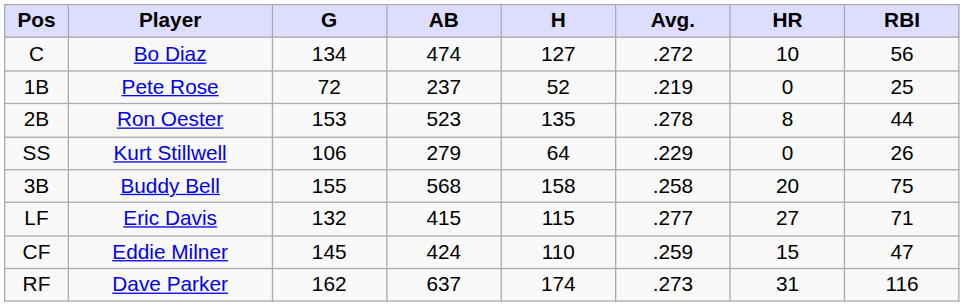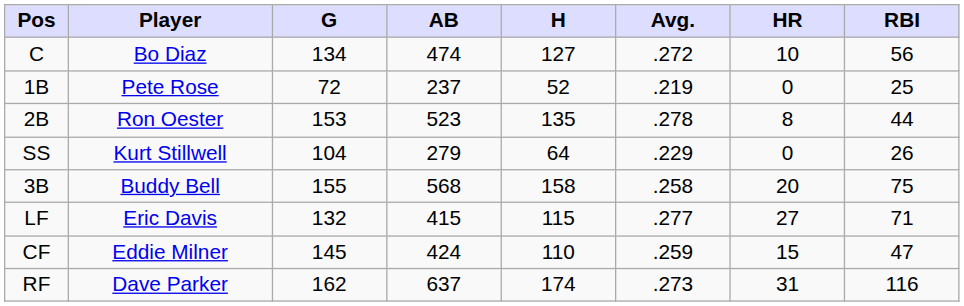(329, 152) 106 -> (329, 152) 104
